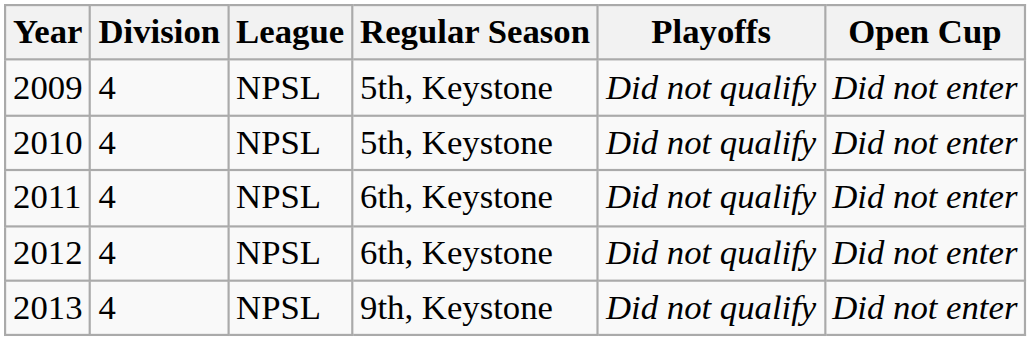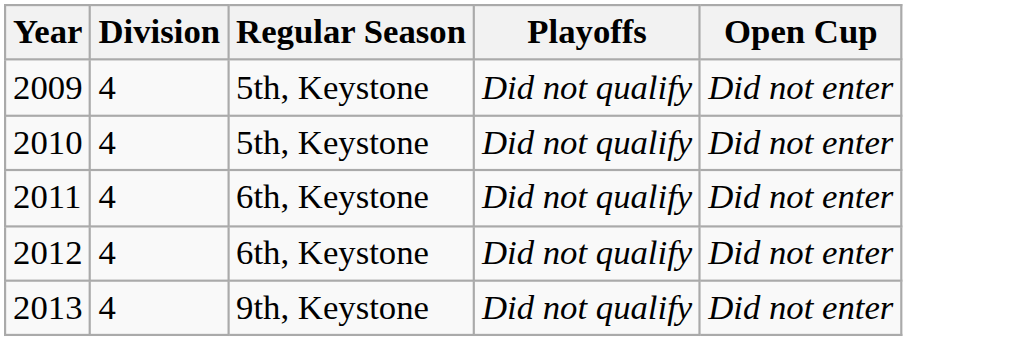- column: (290, 32)
